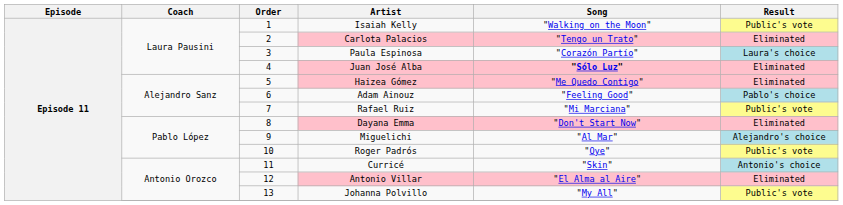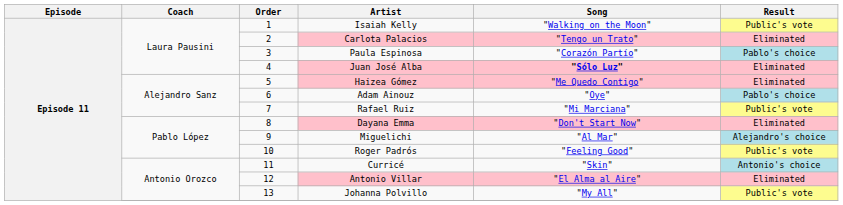(779, 53) Laura's choice -> (779, 53) Pablo's choice
(597, 95) "Feeling Good" -> (597, 95) "Oye"
(597, 151) "Oye" -> (597, 151) "Feeling Good"
